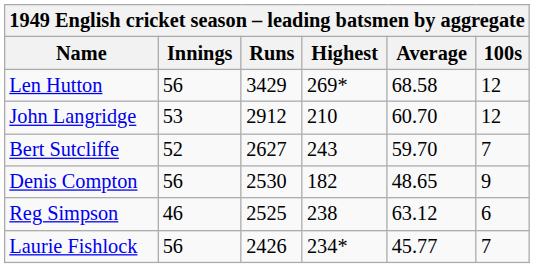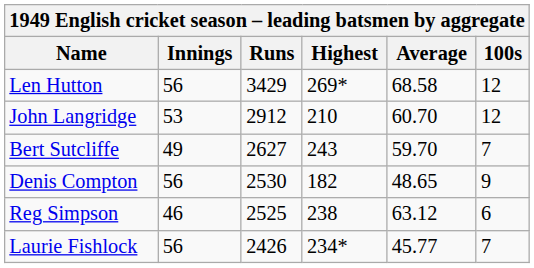(173, 149) 52 -> (173, 149) 49
